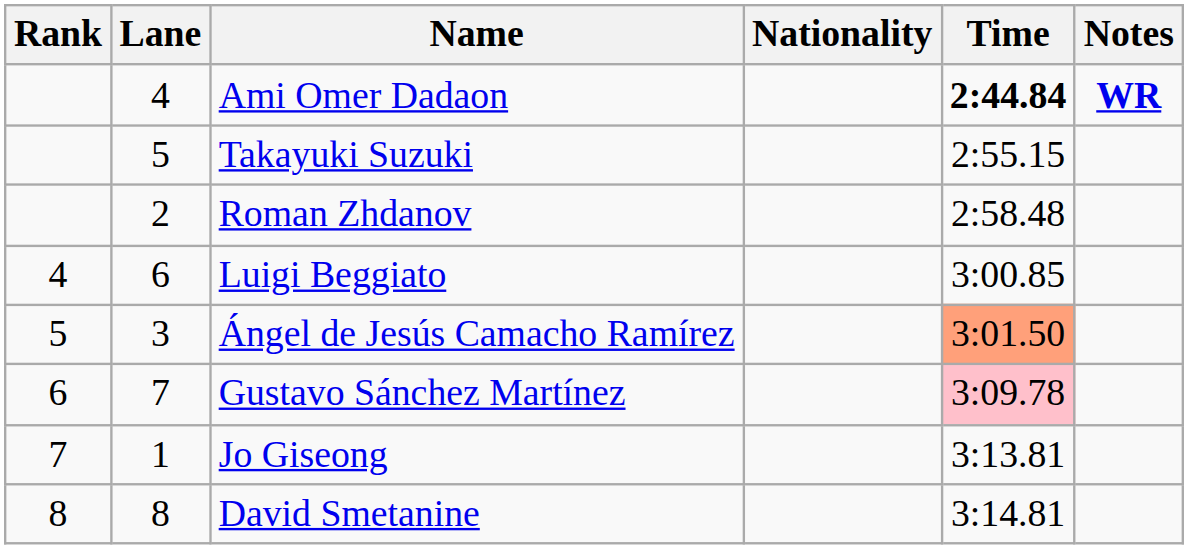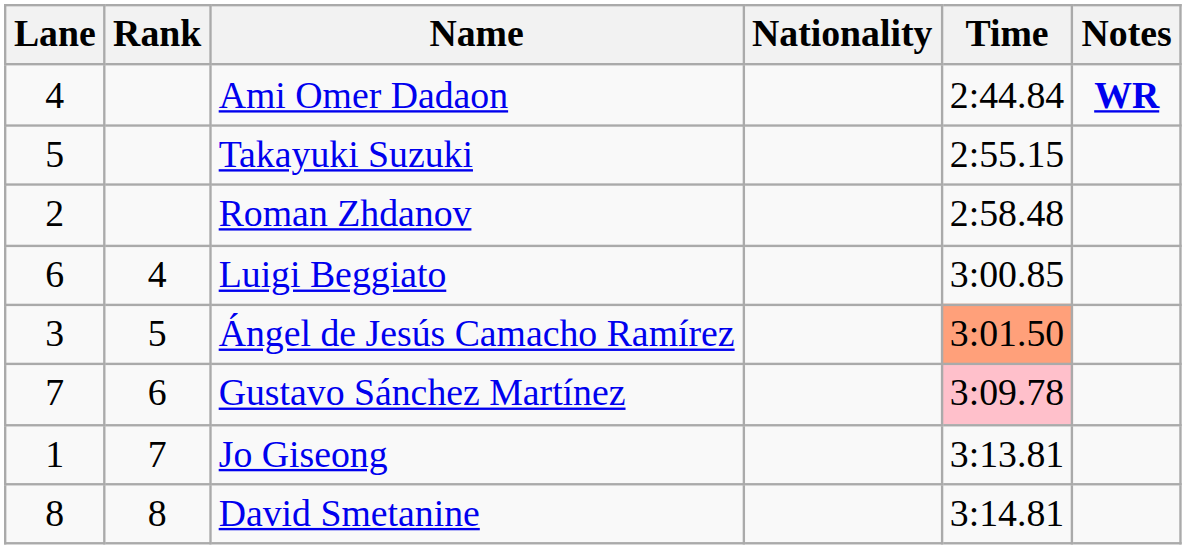columns swapped: (58, 34) <-> (160, 34)
(1008, 94) bold -> (1007, 94) normal
